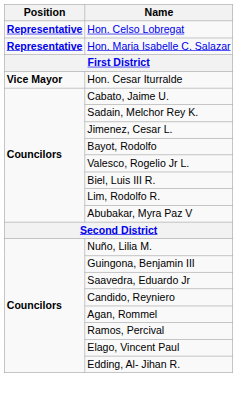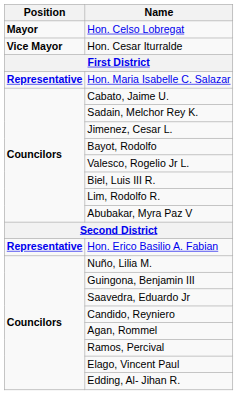(45, 29) Representative -> (22, 29) Mayor
rows swapped: (135, 79) <-> (159, 46)
+ row: (153, 247)
